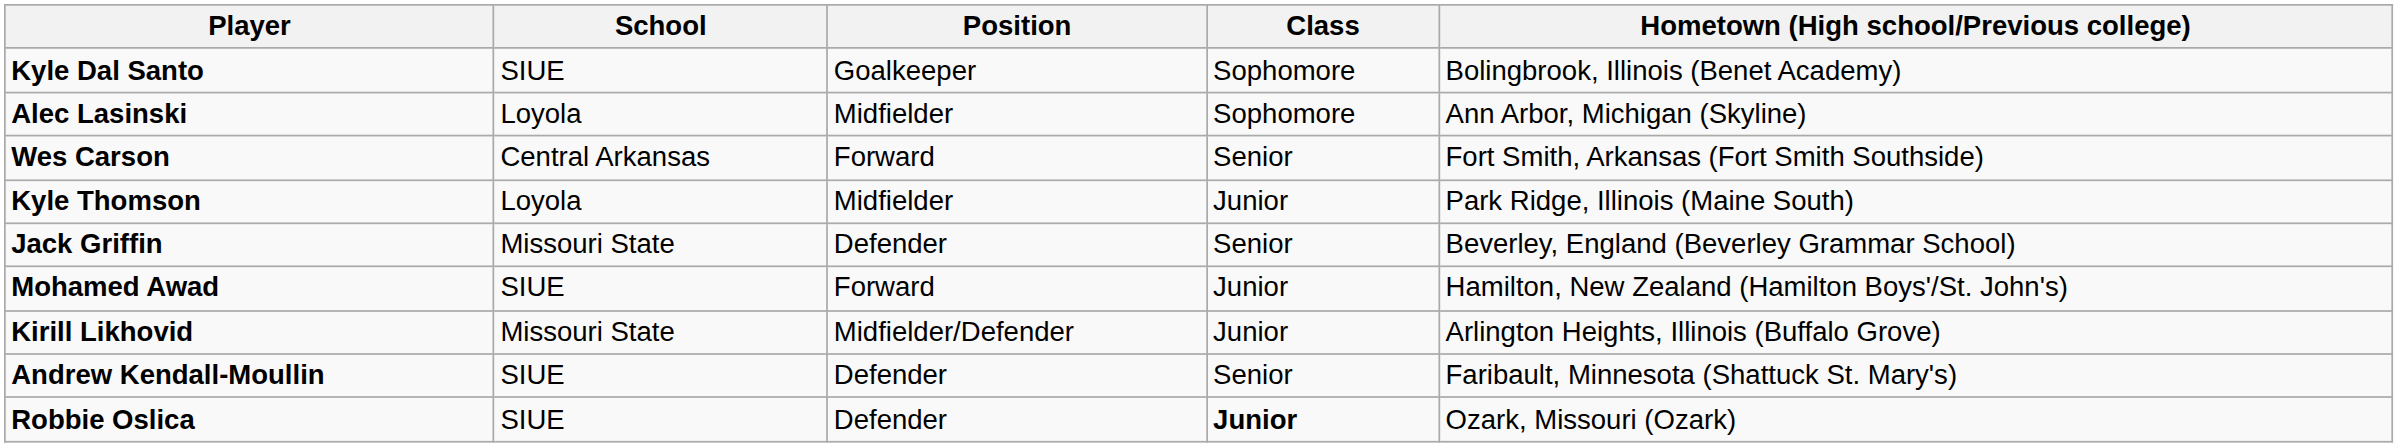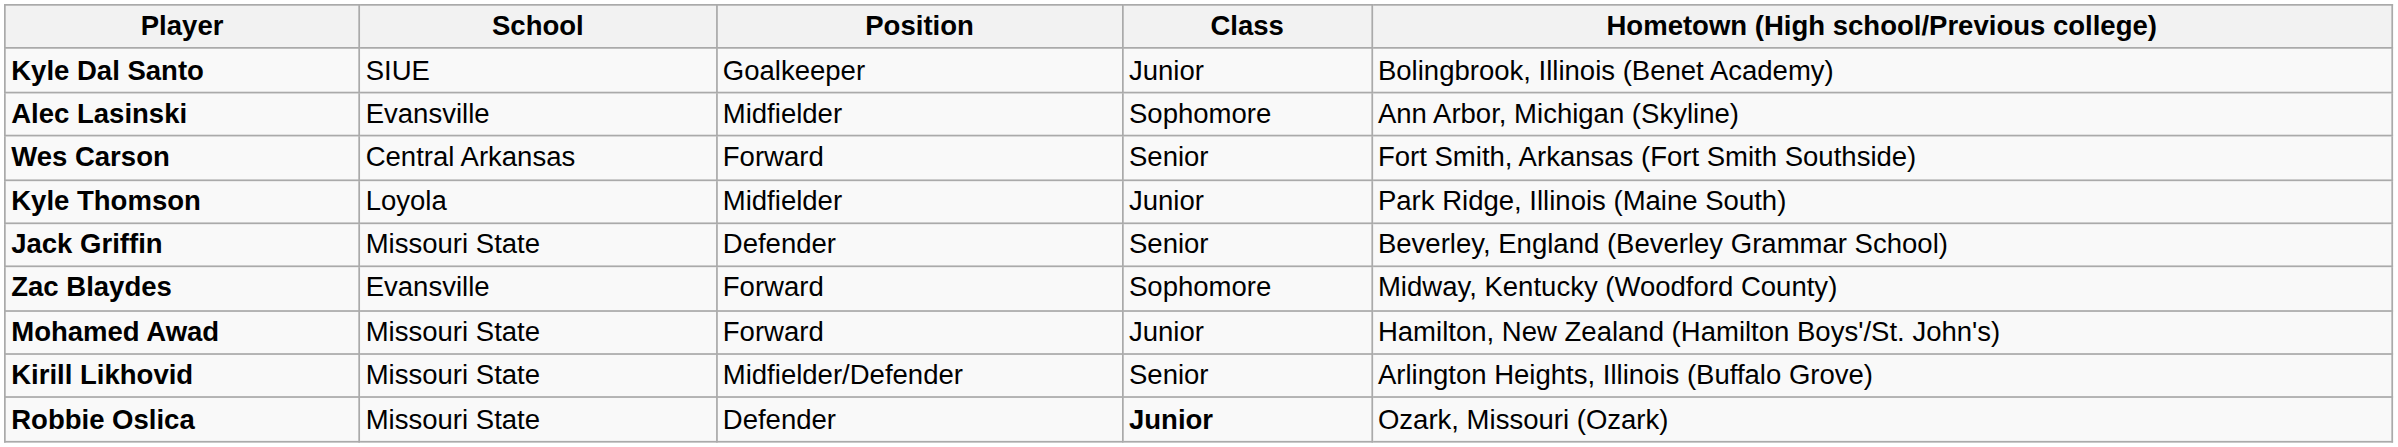(1284, 69) Sophomore -> (1166, 69) Junior
(541, 113) Loyola -> (428, 113) Evansville
+ row: (92, 288)
(533, 288) SIUE -> (453, 331) Missouri State
(1251, 331) Junior -> (1169, 375) Senior
- row: (168, 375)
(533, 419) SIUE -> (453, 419) Missouri State
